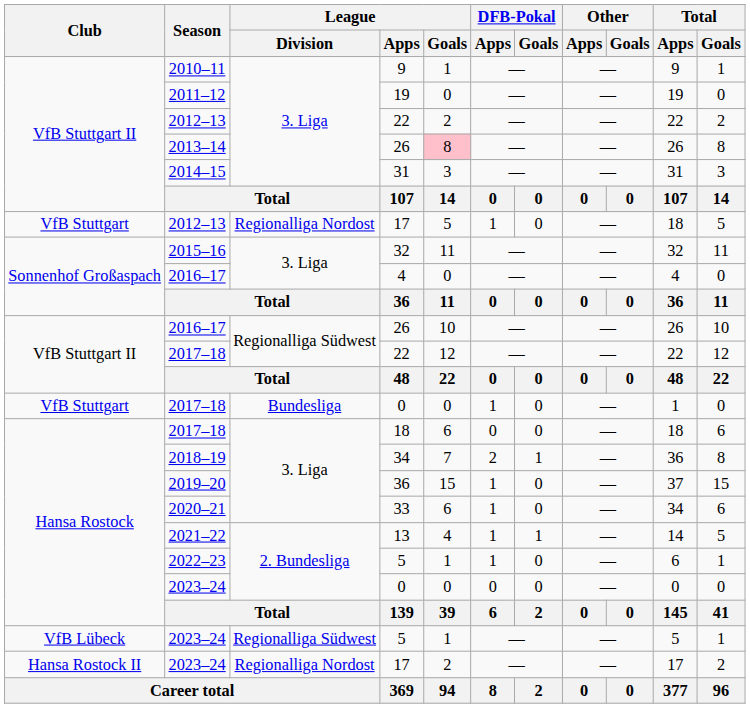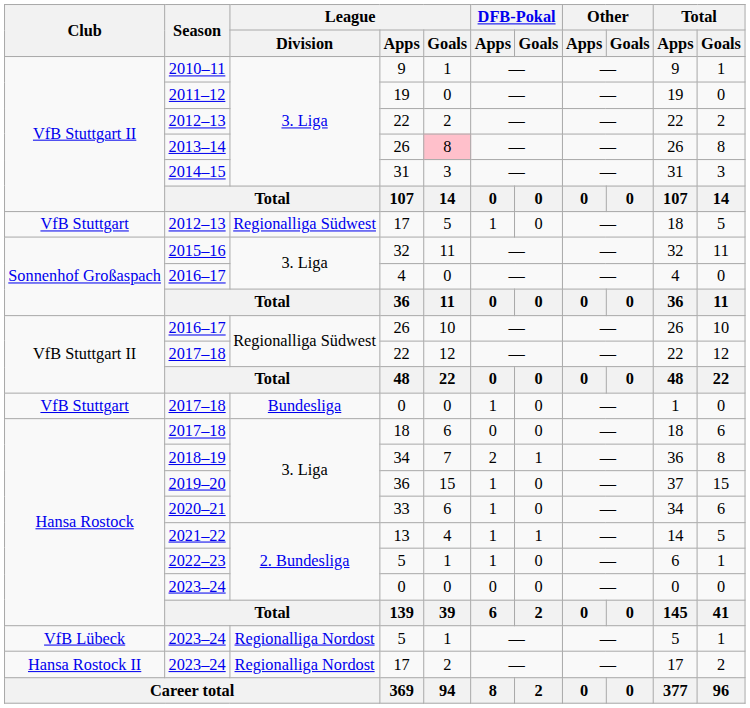(305, 224) Regionalliga Nordost -> (305, 224) Regionalliga Südwest
(305, 638) Regionalliga Südwest -> (305, 638) Regionalliga Nordost
